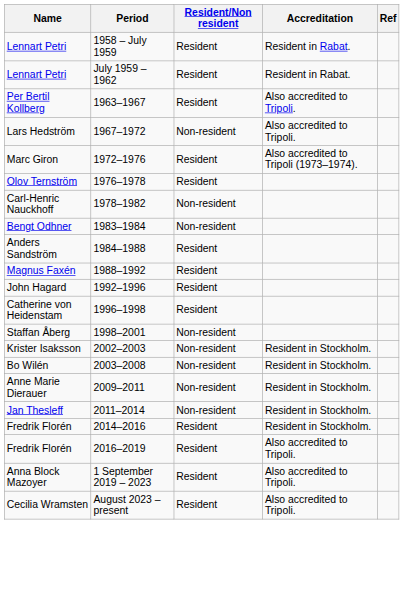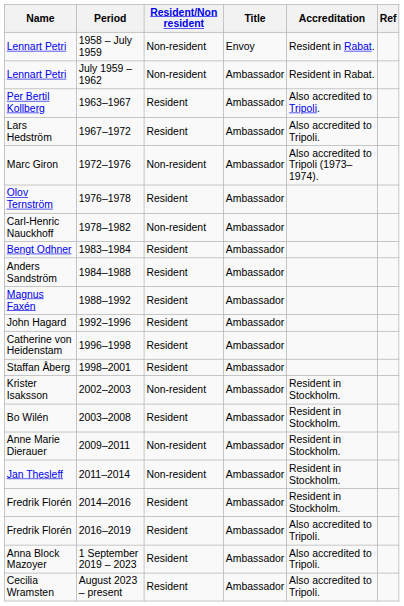+ column: (255, 18)
(197, 46) Resident -> (176, 46) Non-resident
(197, 74) Resident -> (176, 74) Non-resident
(206, 131) Non-resident -> (167, 131) Resident
(197, 159) Resident -> (176, 165) Non-resident
(206, 226) Non-resident -> (167, 249) Resident
(206, 332) Non-resident -> (167, 367) Resident
(206, 365) Non-resident -> (167, 418) Resident
